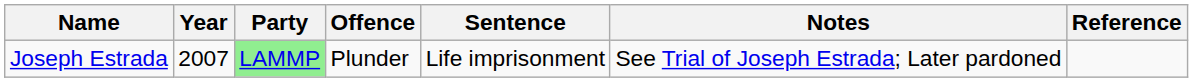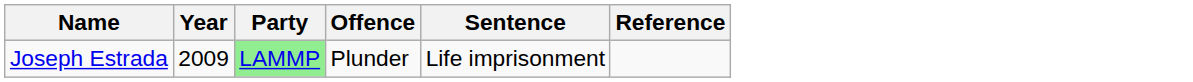- column: (838, 22)
(204, 58) 2007 -> (204, 58) 2009
